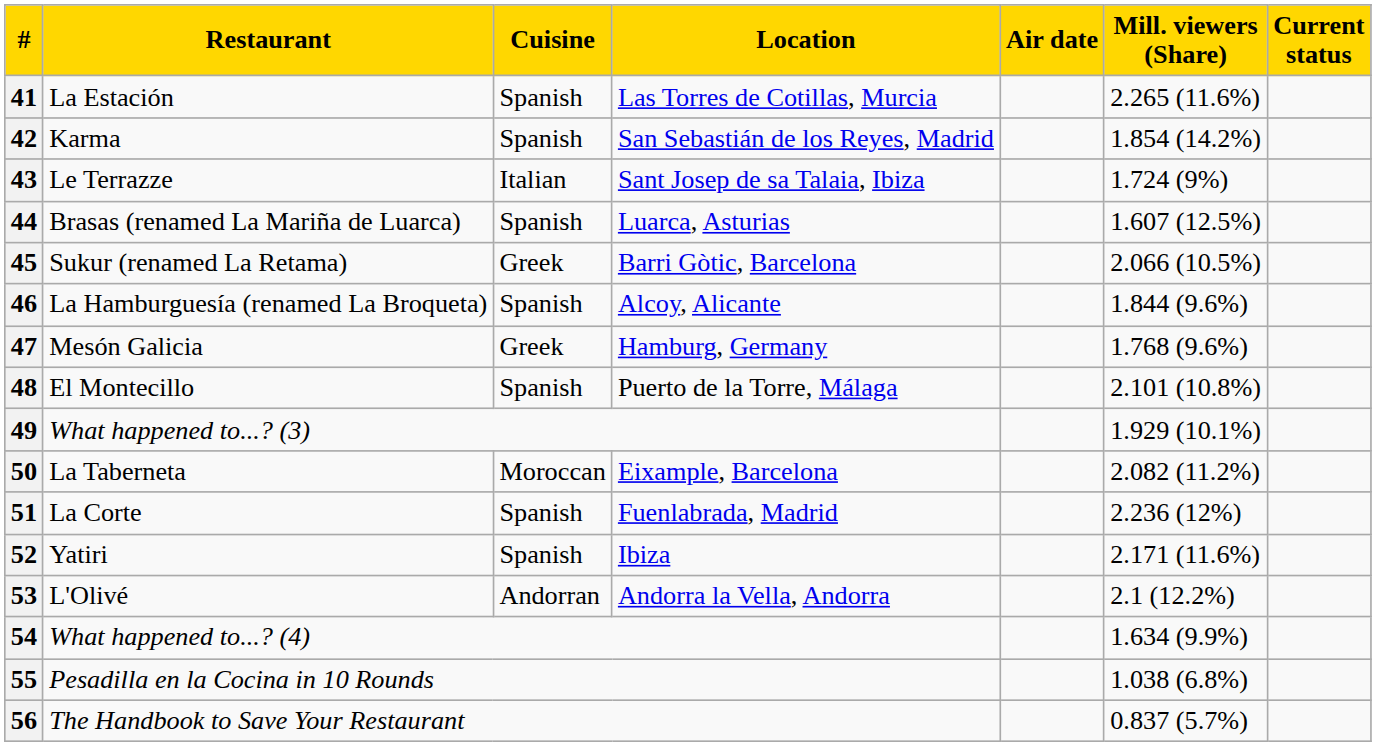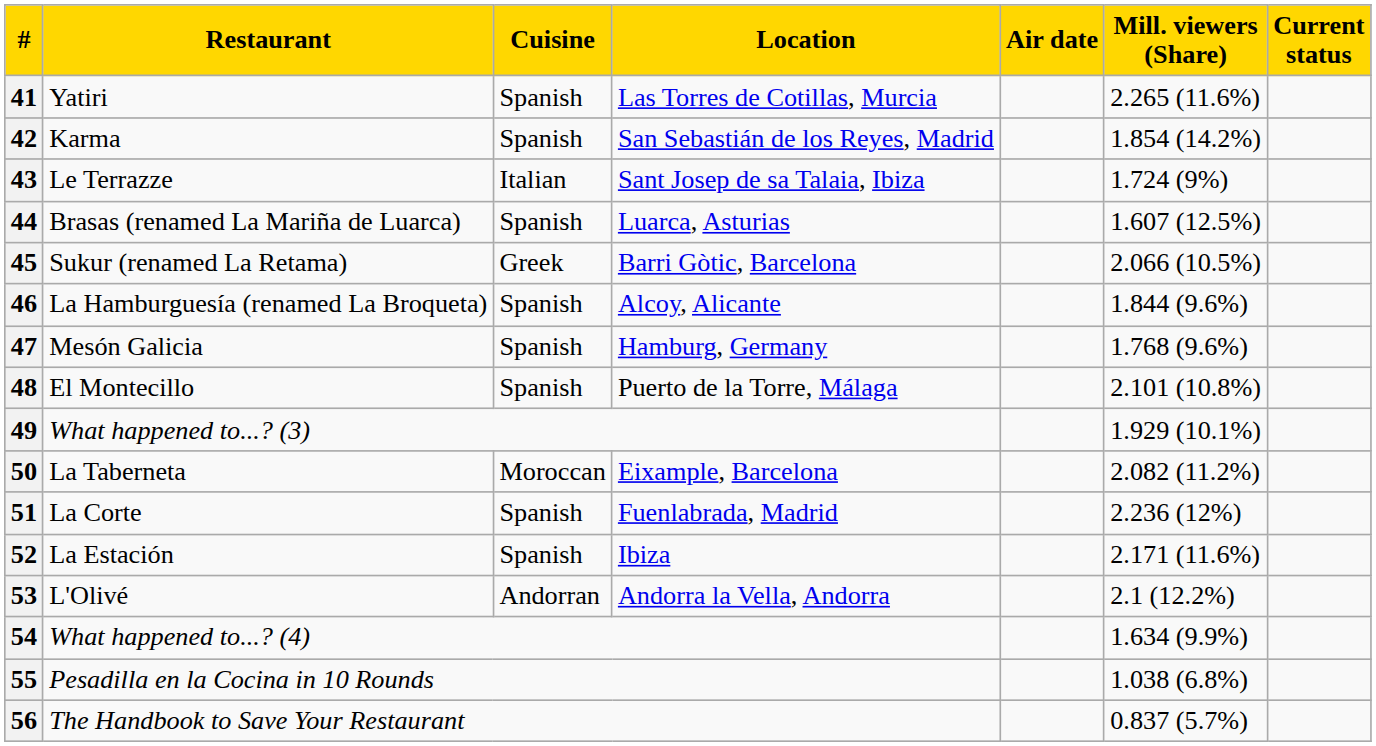(111, 96) La Estación -> (78, 96) Yatiri
(531, 346) Greek -> (541, 346) Spanish
(78, 554) Yatiri -> (111, 554) La Estación
